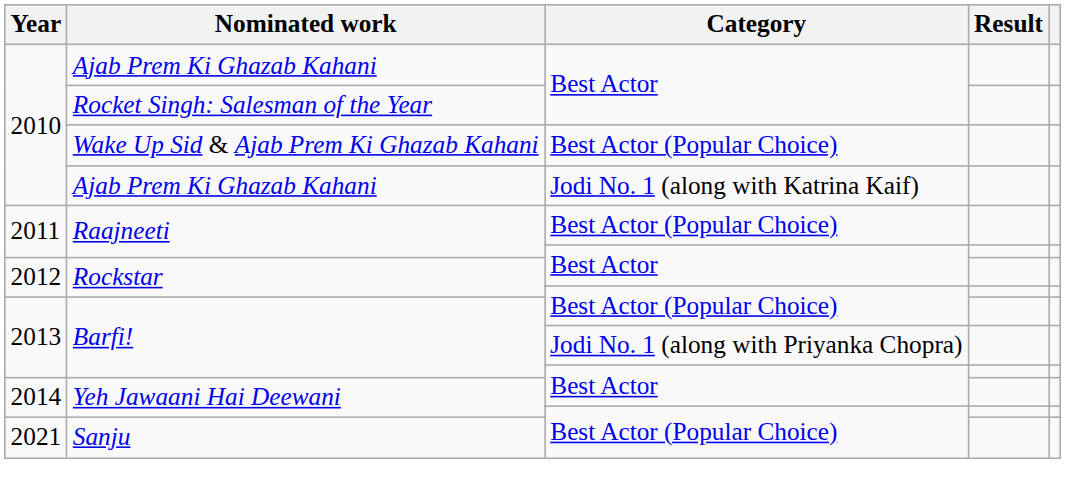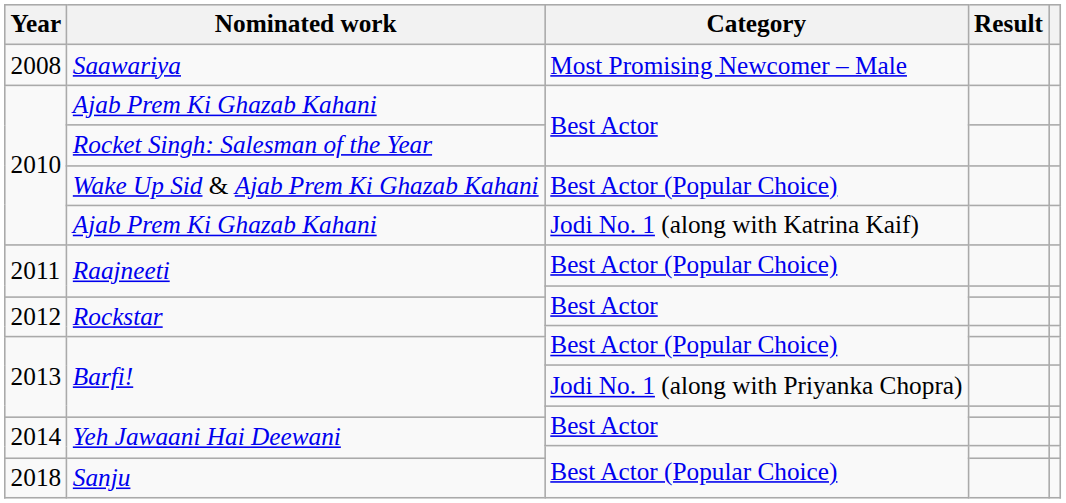+ row: (127, 64)
(36, 437) 2021 -> (36, 477) 2018
